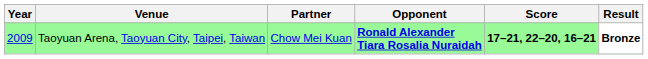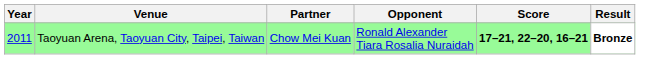(20, 38) 2009 -> (19, 38) 2011
(419, 38) bold -> (415, 38) normal
